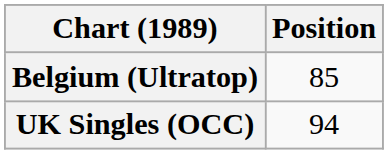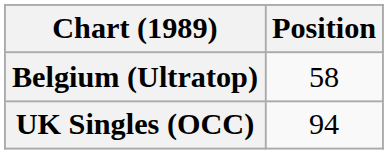(324, 76) 85 -> (324, 76) 58
